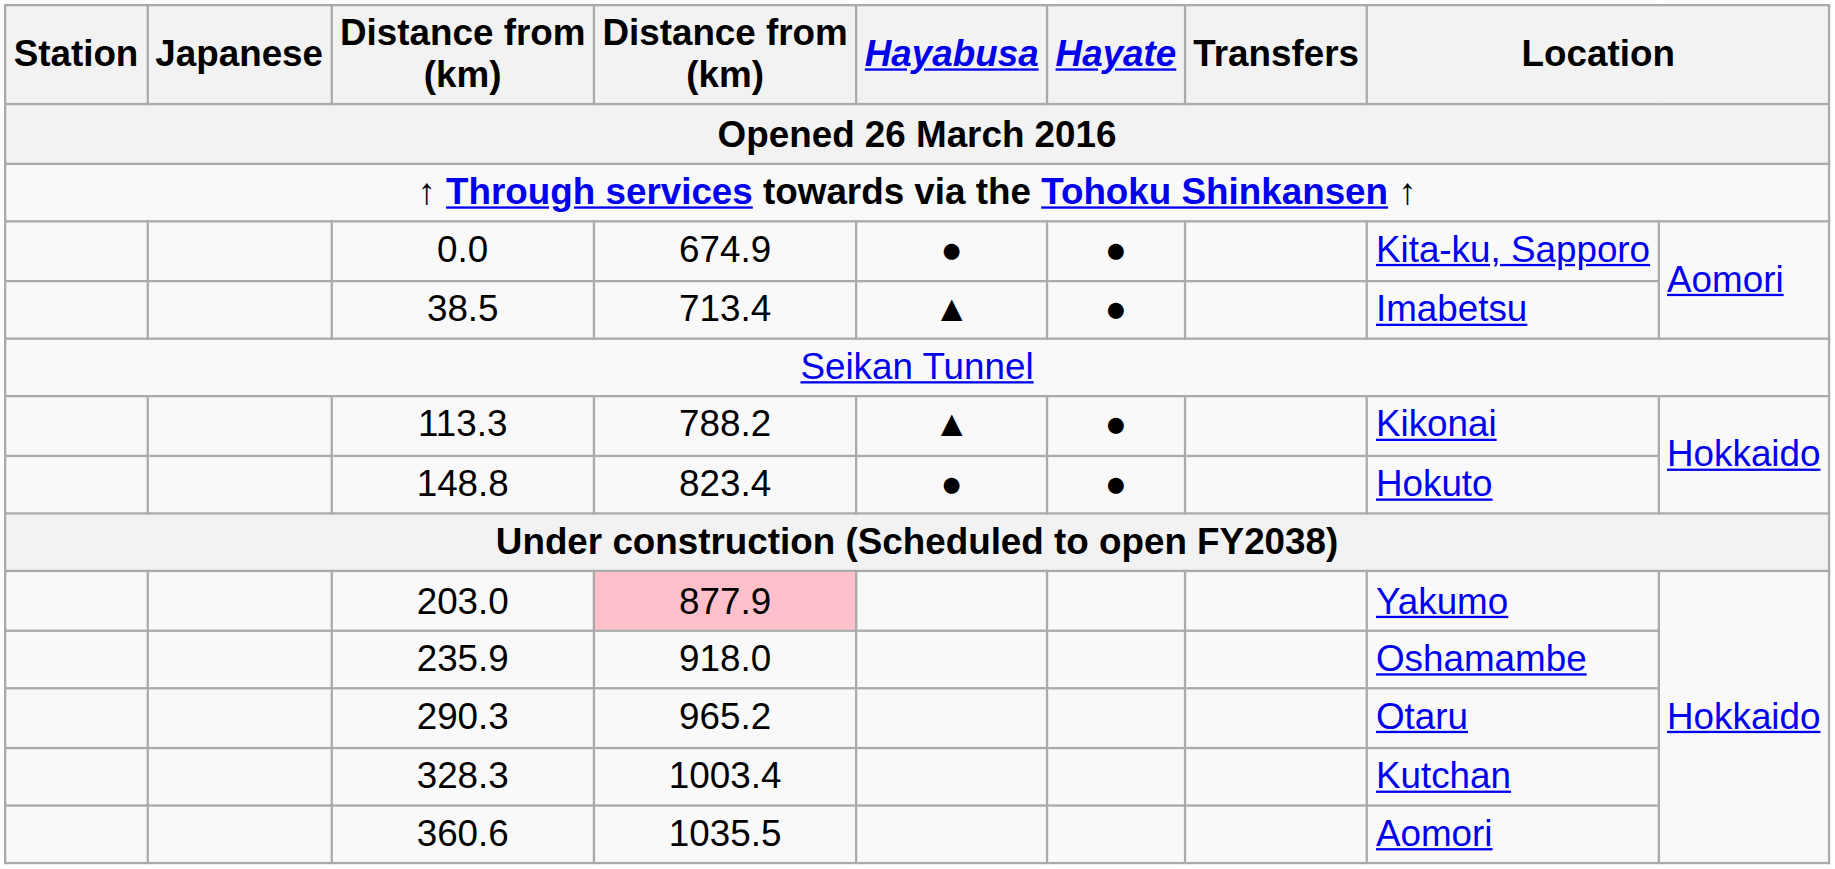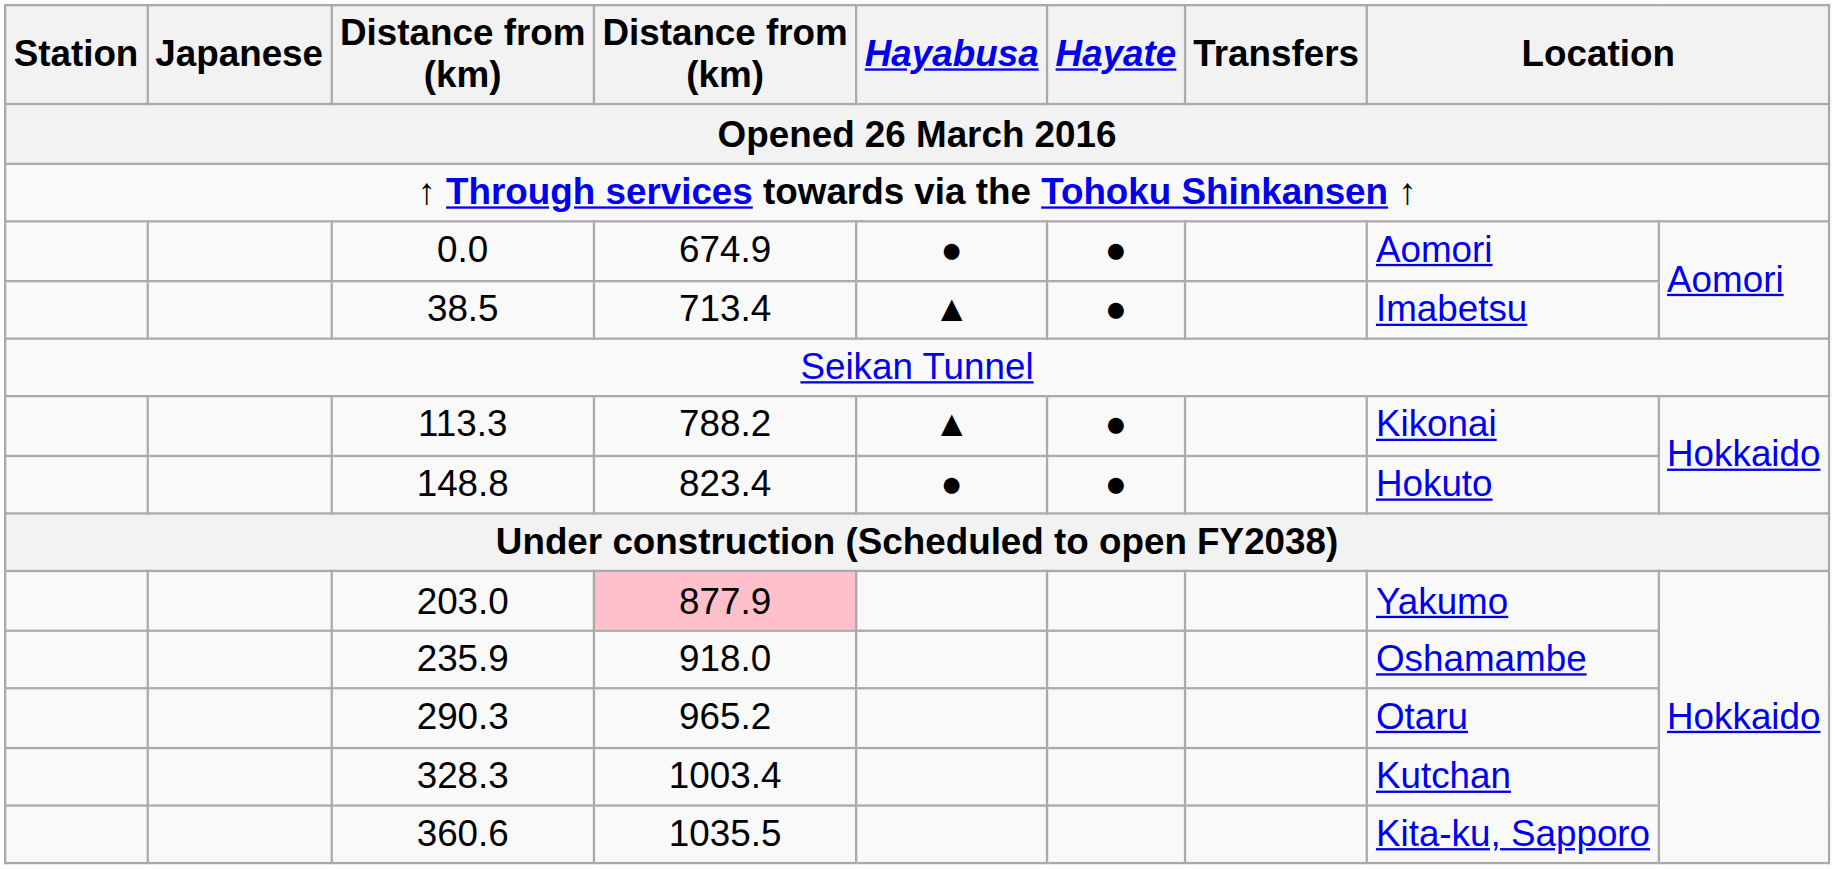(1513, 250) Kita-ku, Sapporo -> (1434, 250) Aomori
(1434, 833) Aomori -> (1513, 833) Kita-ku, Sapporo
